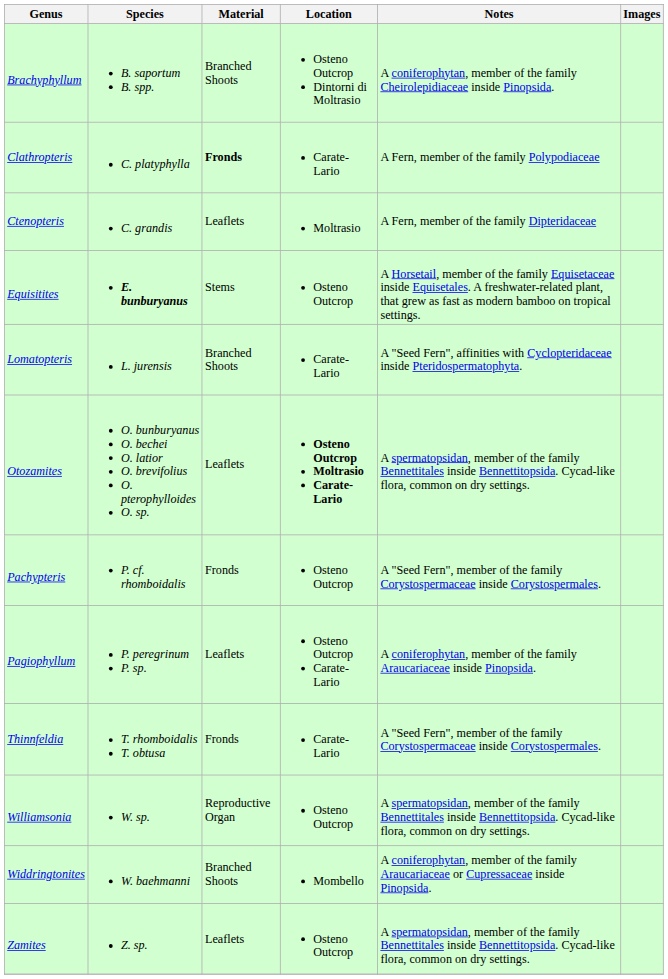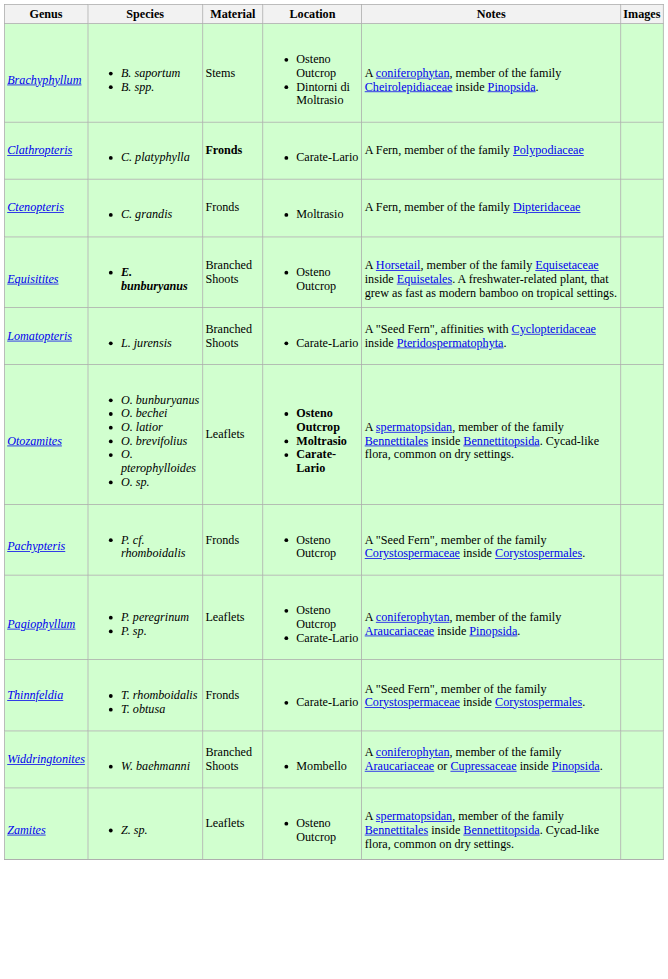(228, 72) Branched Shoots -> (220, 72) Stems
(225, 221) Leaflets -> (222, 208) Fronds
(220, 287) Stems -> (229, 272) Branched Shoots
- row: (39, 817)
